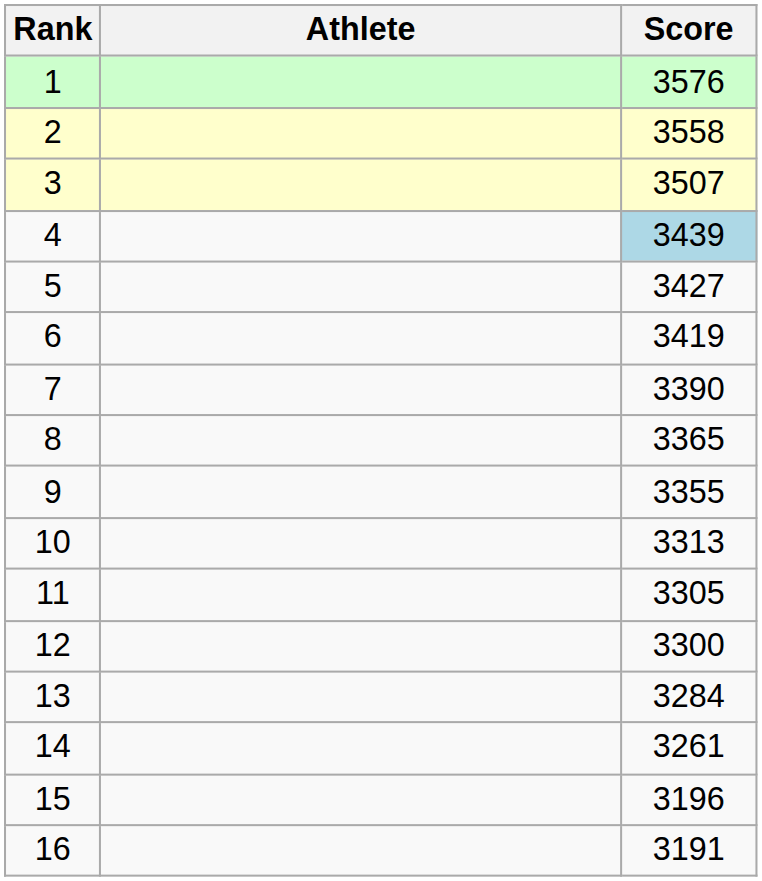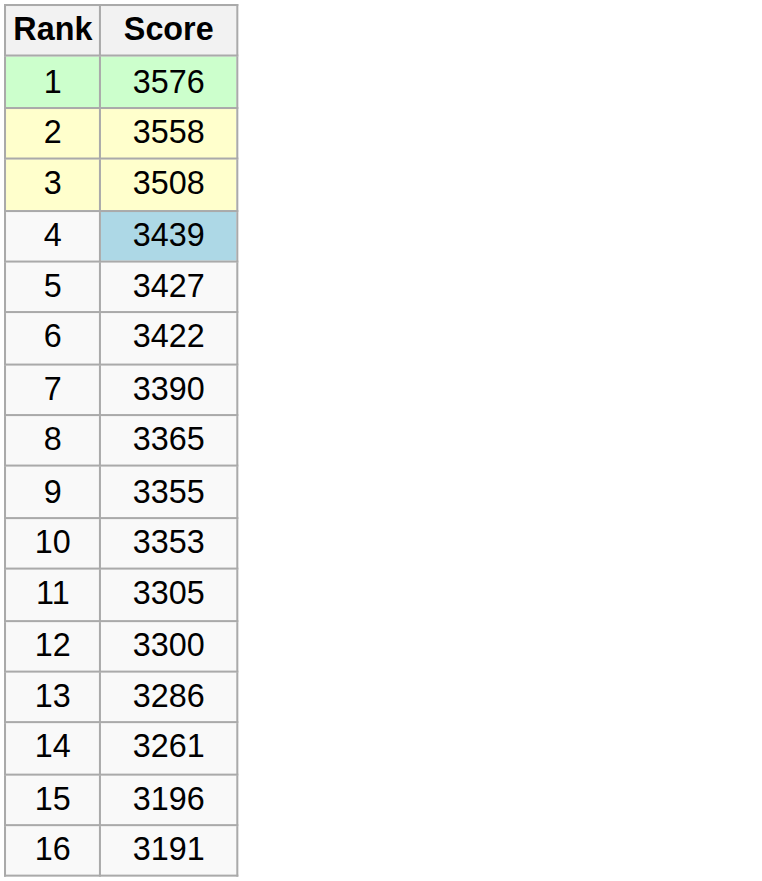- column: (361, 30)
(689, 183) 3507 -> (169, 183) 3508
(689, 337) 3419 -> (169, 337) 3422
(689, 542) 3313 -> (169, 542) 3353
(689, 696) 3284 -> (169, 696) 3286
